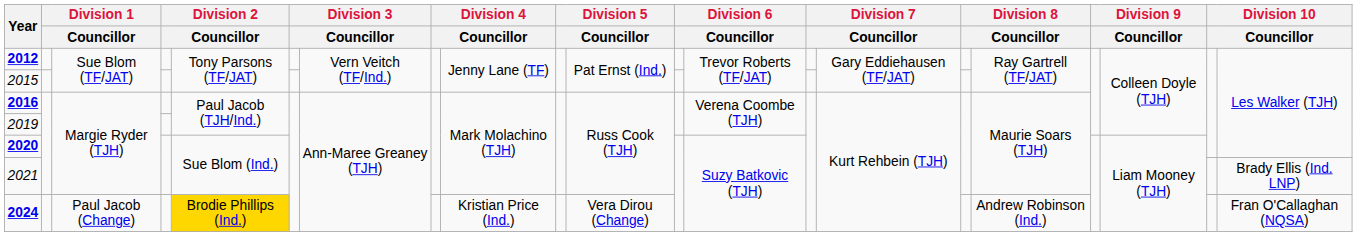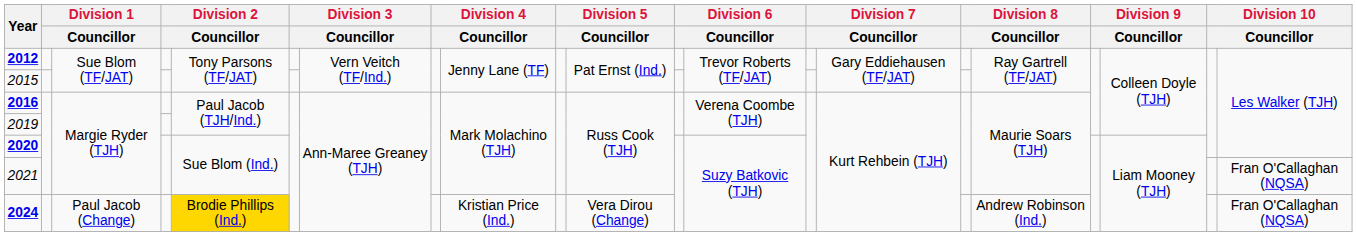(1284, 175) Brady Ellis (Ind. LNP) -> (1284, 175) Fran O'Callaghan (NQSA)
